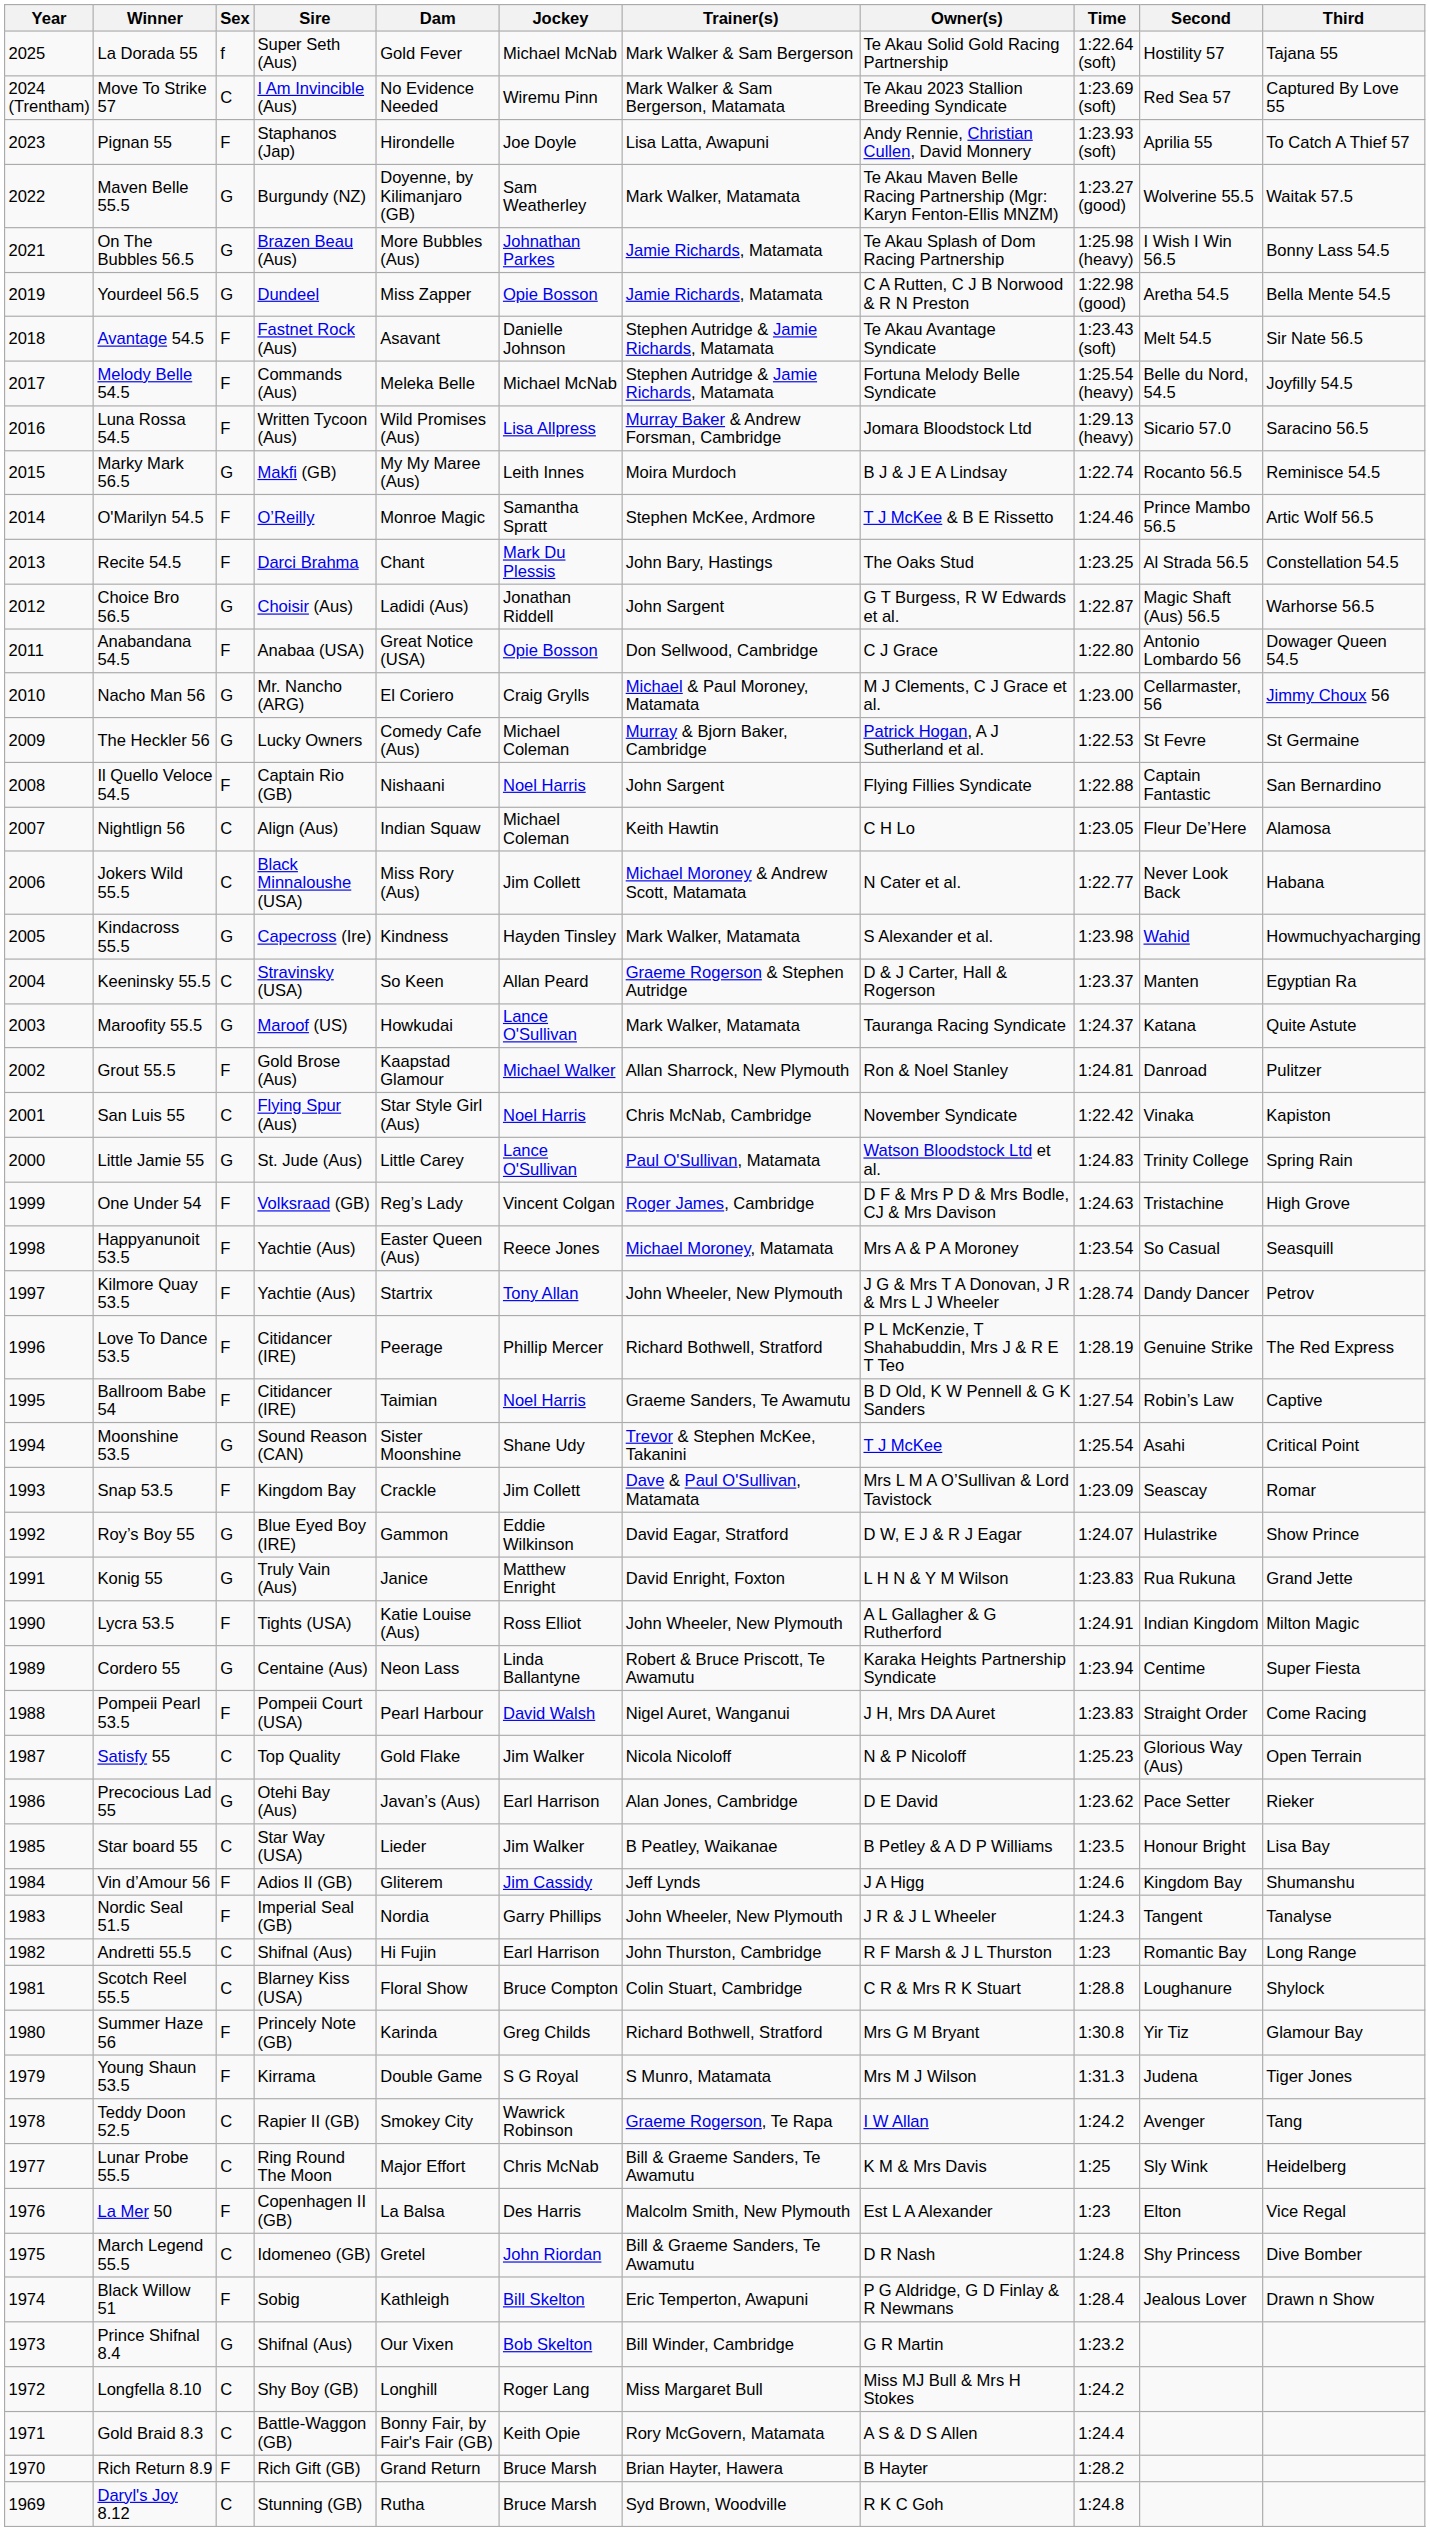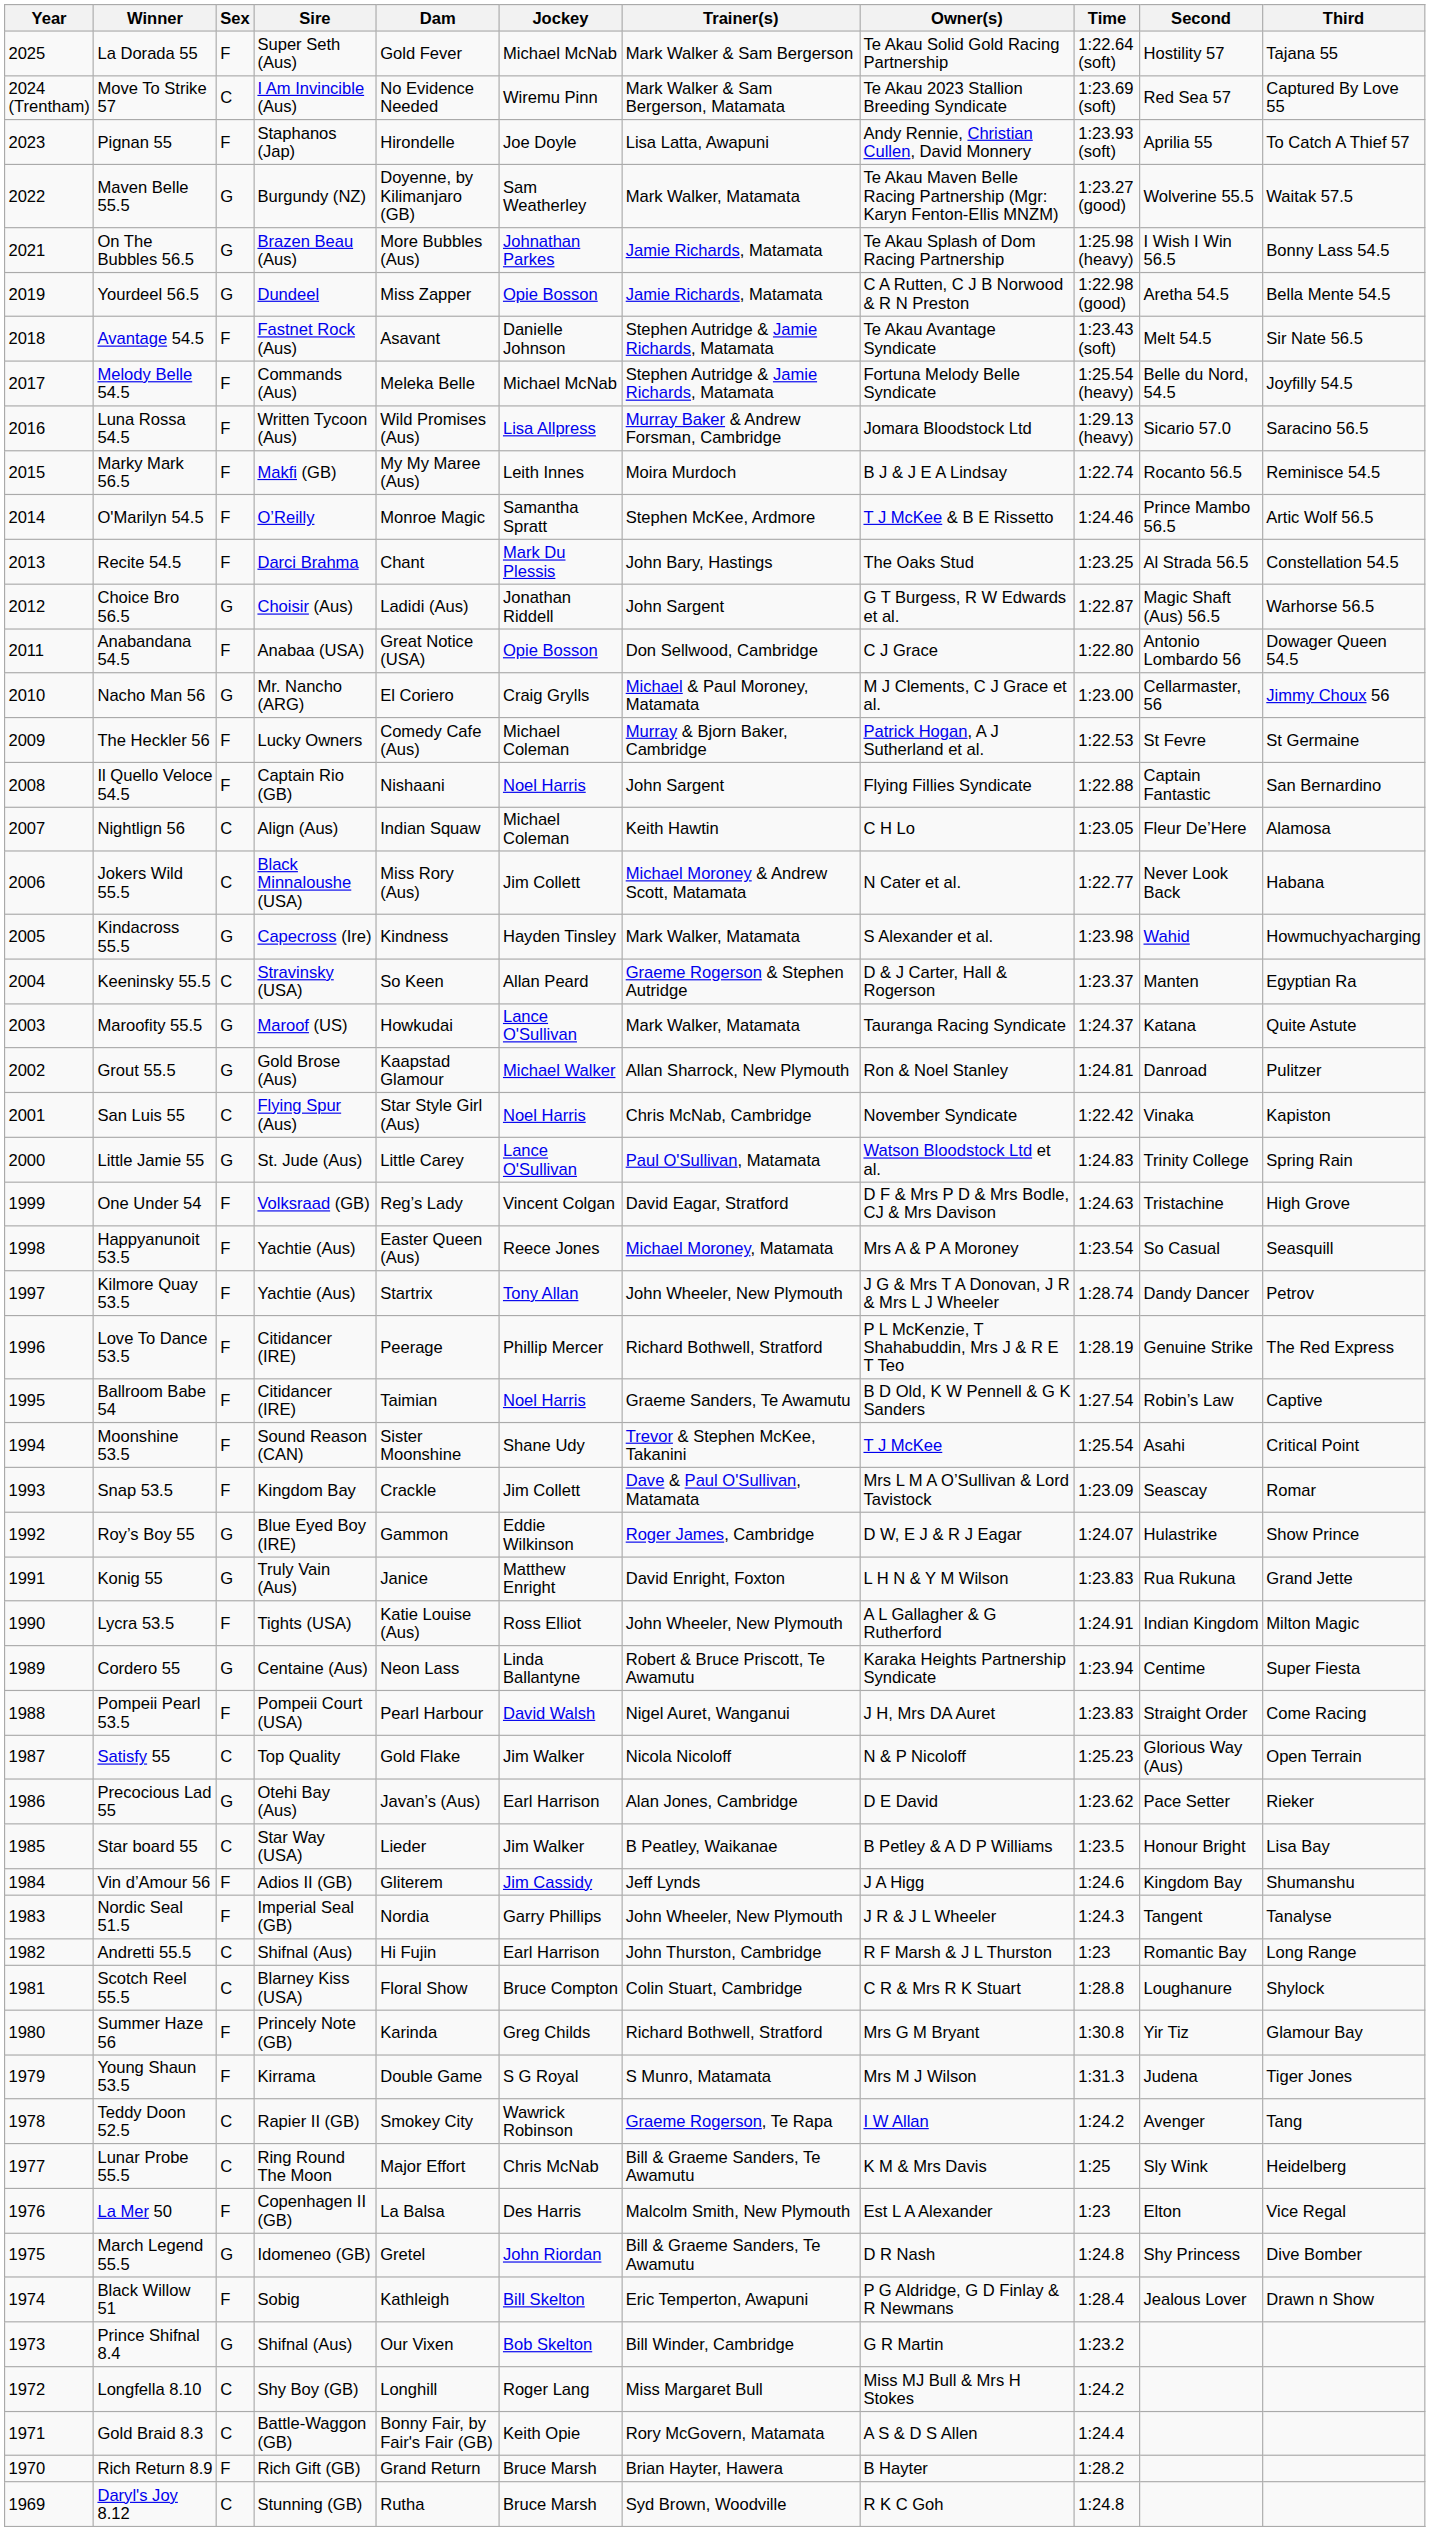(223, 53) f -> (225, 53) F
(227, 473) G -> (225, 473) F
(227, 740) G -> (225, 740) F
(225, 1071) F -> (227, 1071) G
(720, 1204) Roger James, Cambridge -> (707, 1204) David Eagar, Stratford
(227, 1445) G -> (225, 1445) F
(707, 1535) David Eagar, Stratford -> (720, 1535) Roger James, Cambridge
(226, 2255) C -> (227, 2255) G
